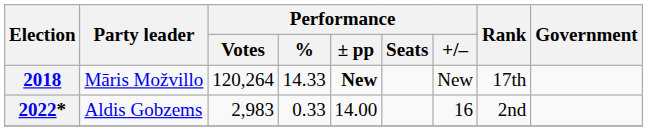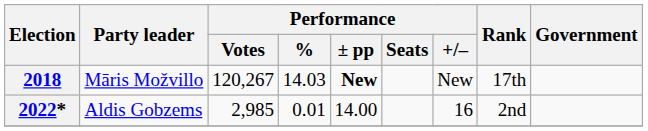(243, 79) 120,264 -> (243, 79) 120,267
(304, 79) 14.33 -> (304, 79) 14.03
(253, 110) 2,983 -> (253, 110) 2,985
(309, 110) 0.33 -> (309, 110) 0.01
